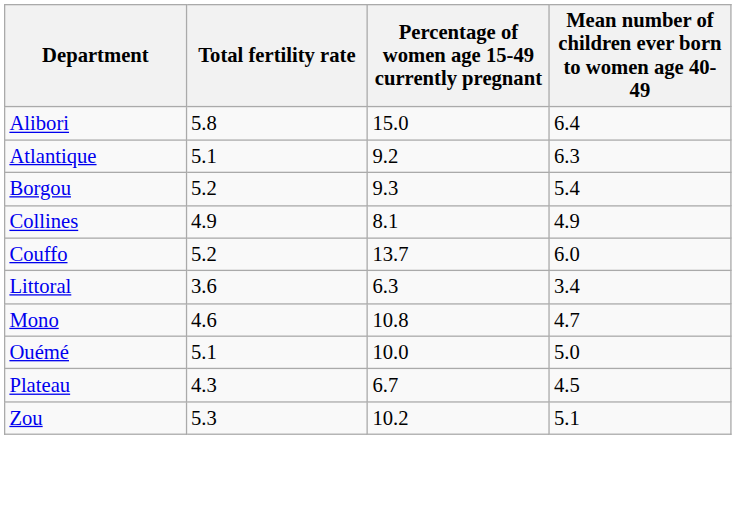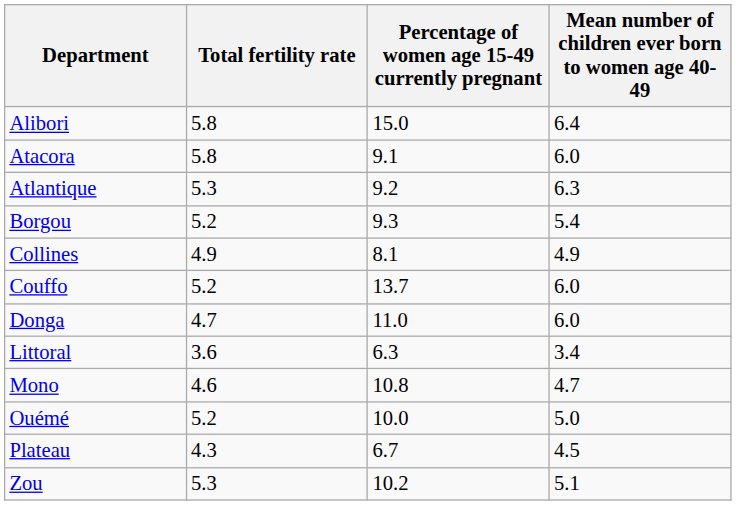+ row: (42, 155)
(204, 155) 5.1 -> (204, 188) 5.3
+ row: (37, 319)
(204, 352) 5.1 -> (204, 417) 5.2
